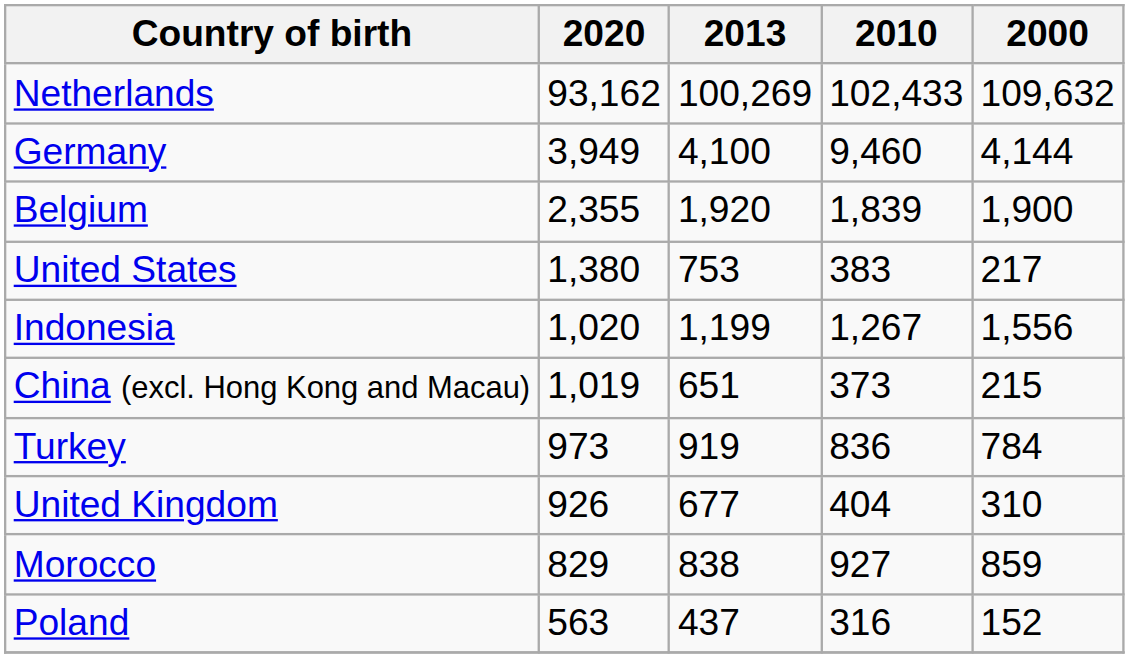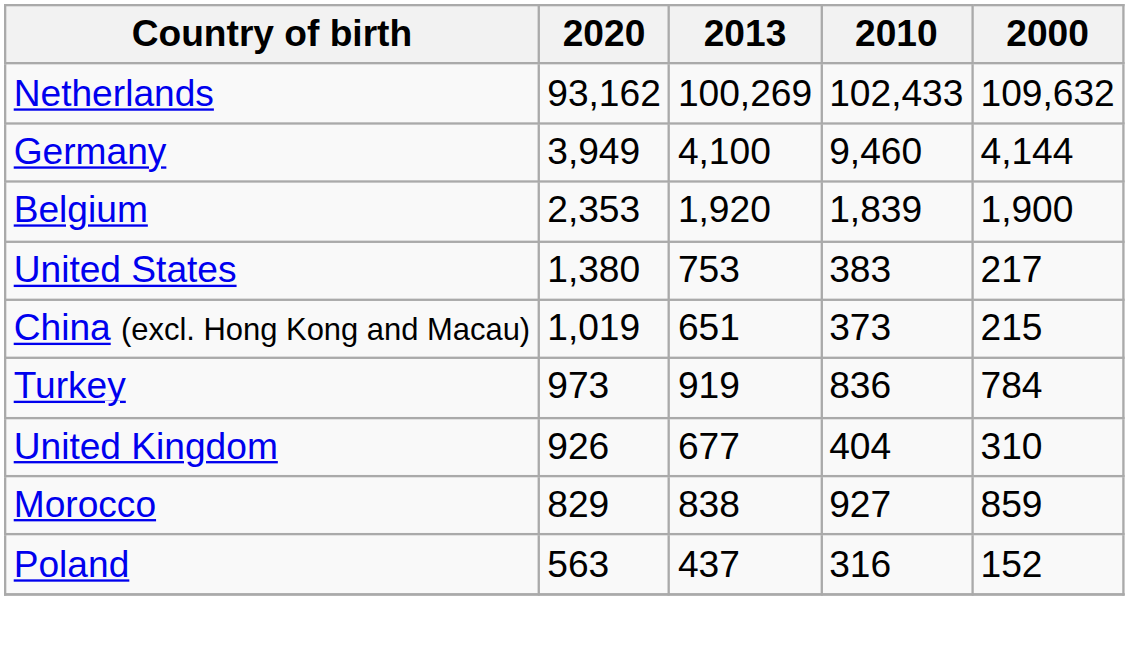(594, 210) 2,355 -> (594, 210) 2,353
- row: (94, 328)
